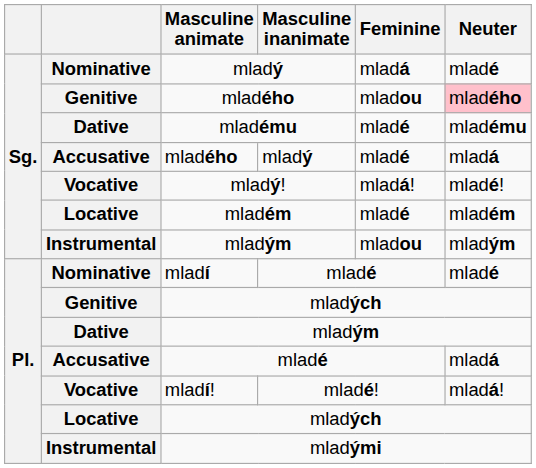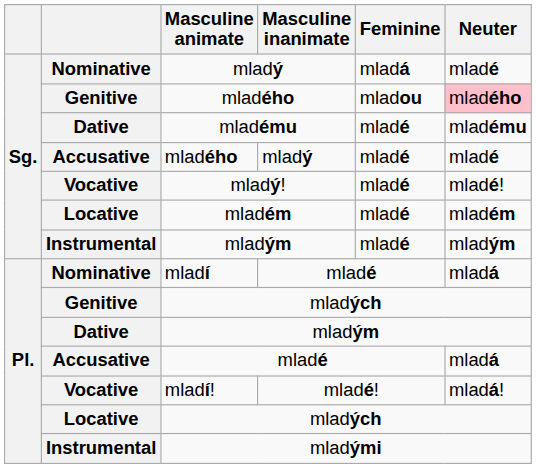(474, 156) mladá -> (474, 156) mladé
(387, 185) mladá! -> (385, 185) mladé
(391, 244) mladou -> (385, 244) mladé
(474, 273) mladé -> (474, 273) mladá
